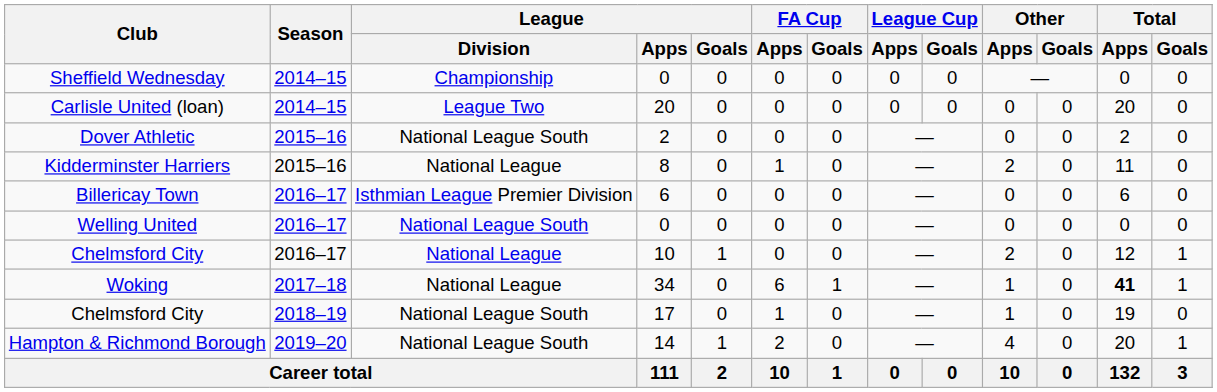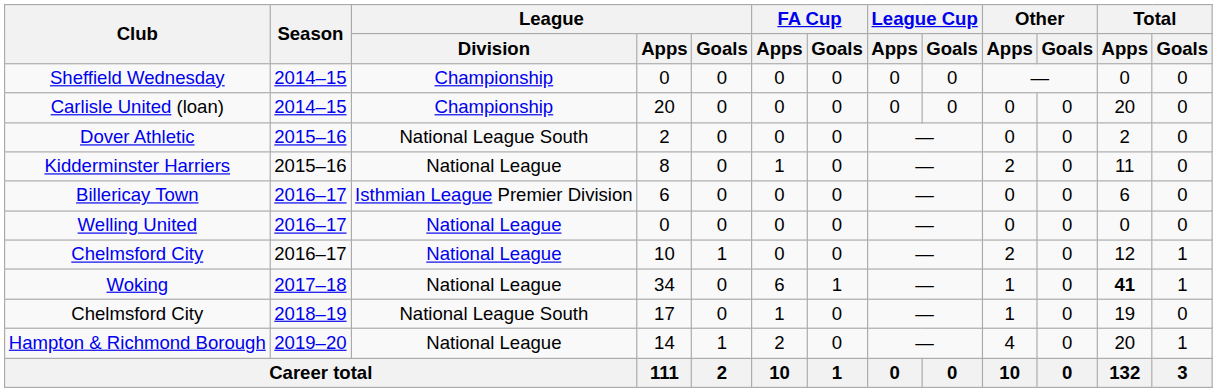(494, 107) League Two -> (494, 107) Championship
(494, 225) National League South -> (494, 225) National League
(494, 343) National League South -> (494, 343) National League
